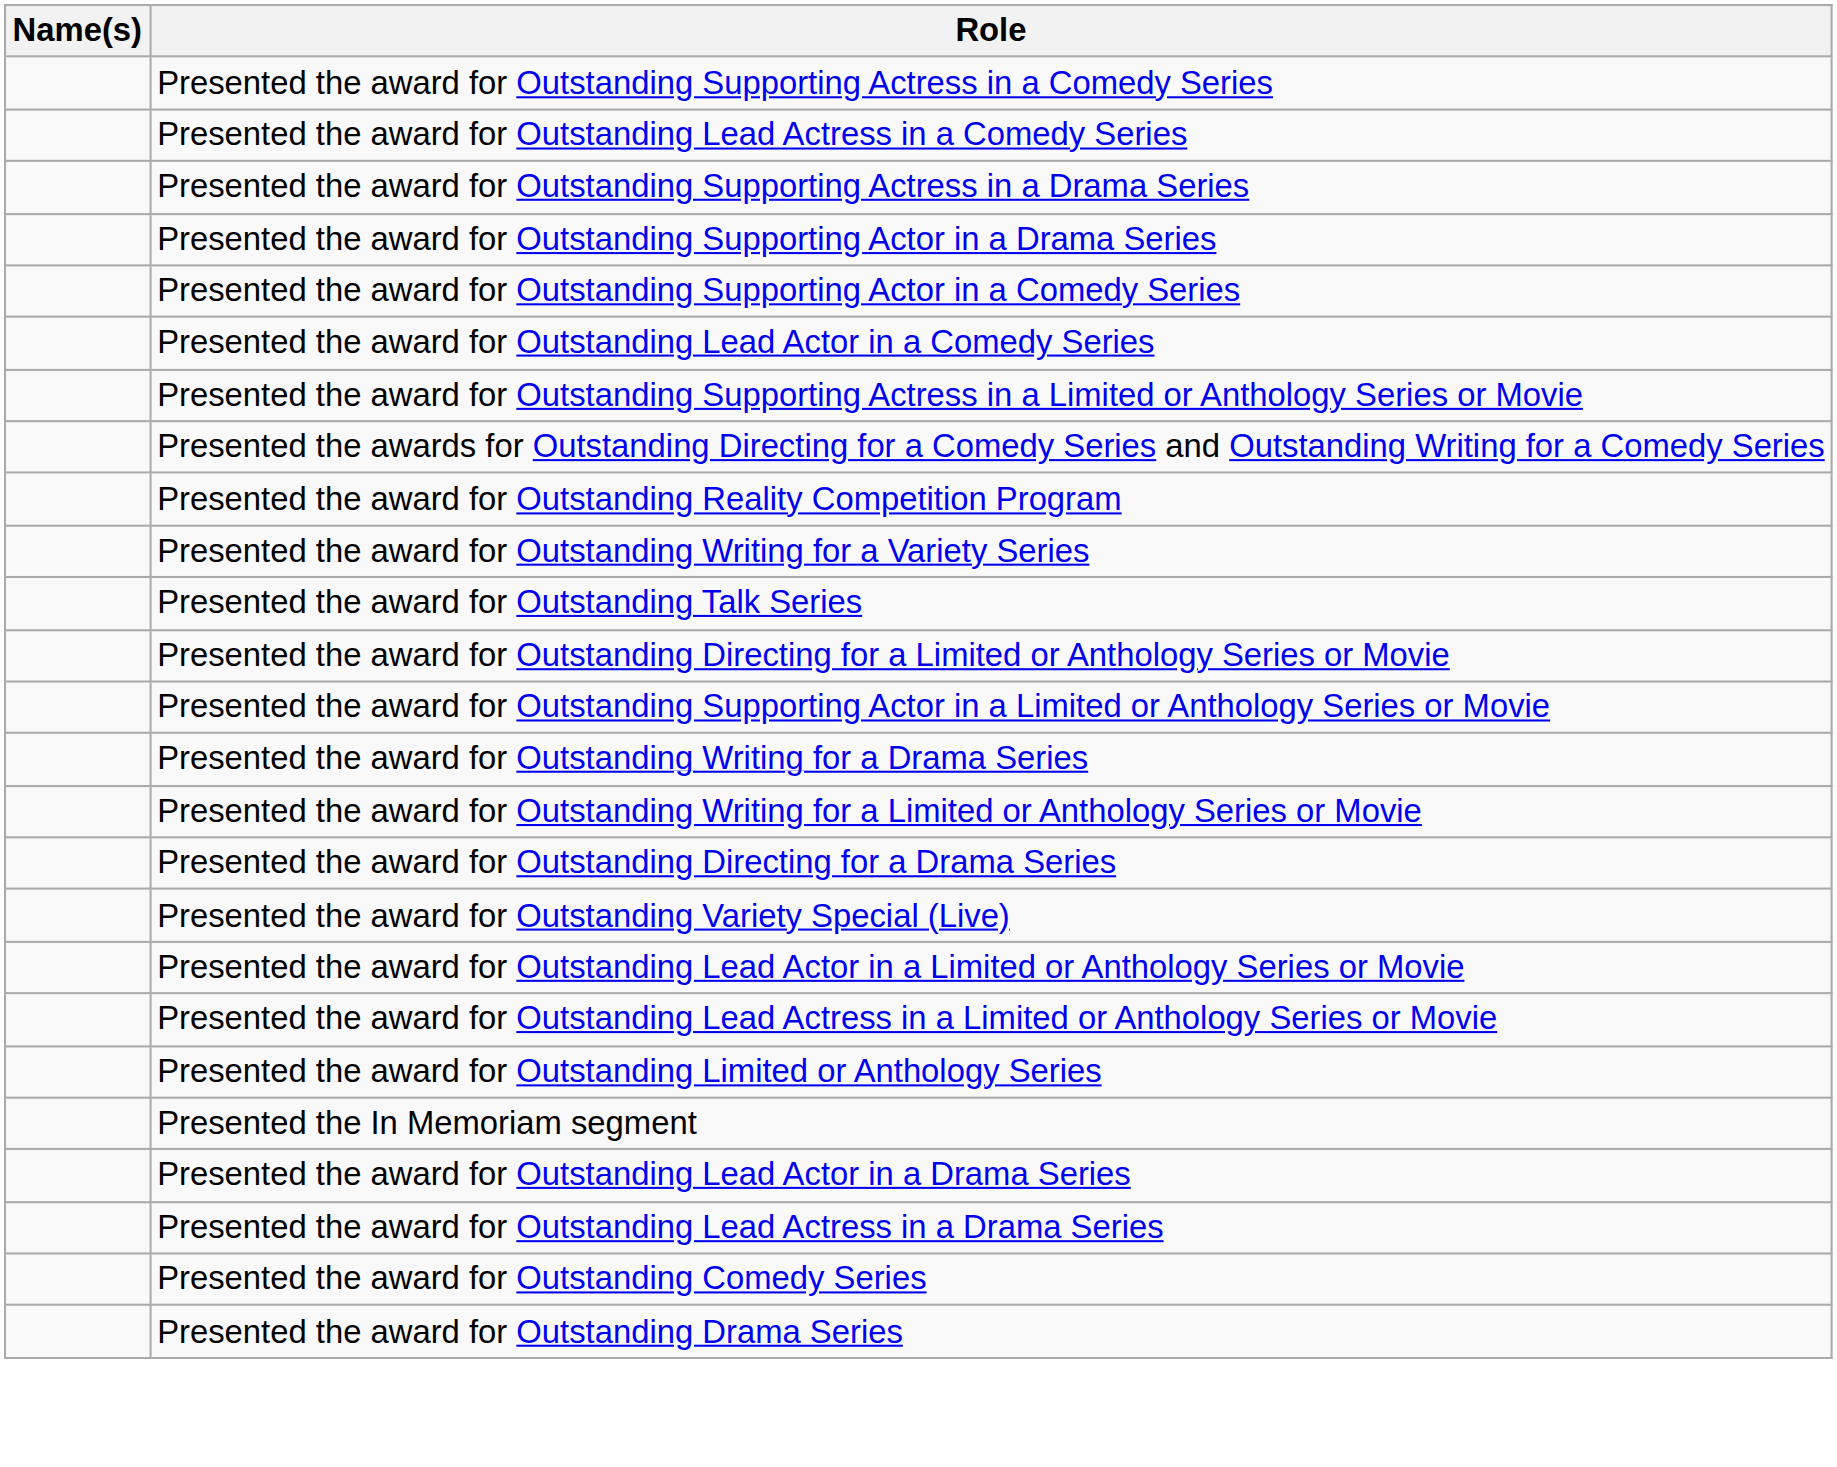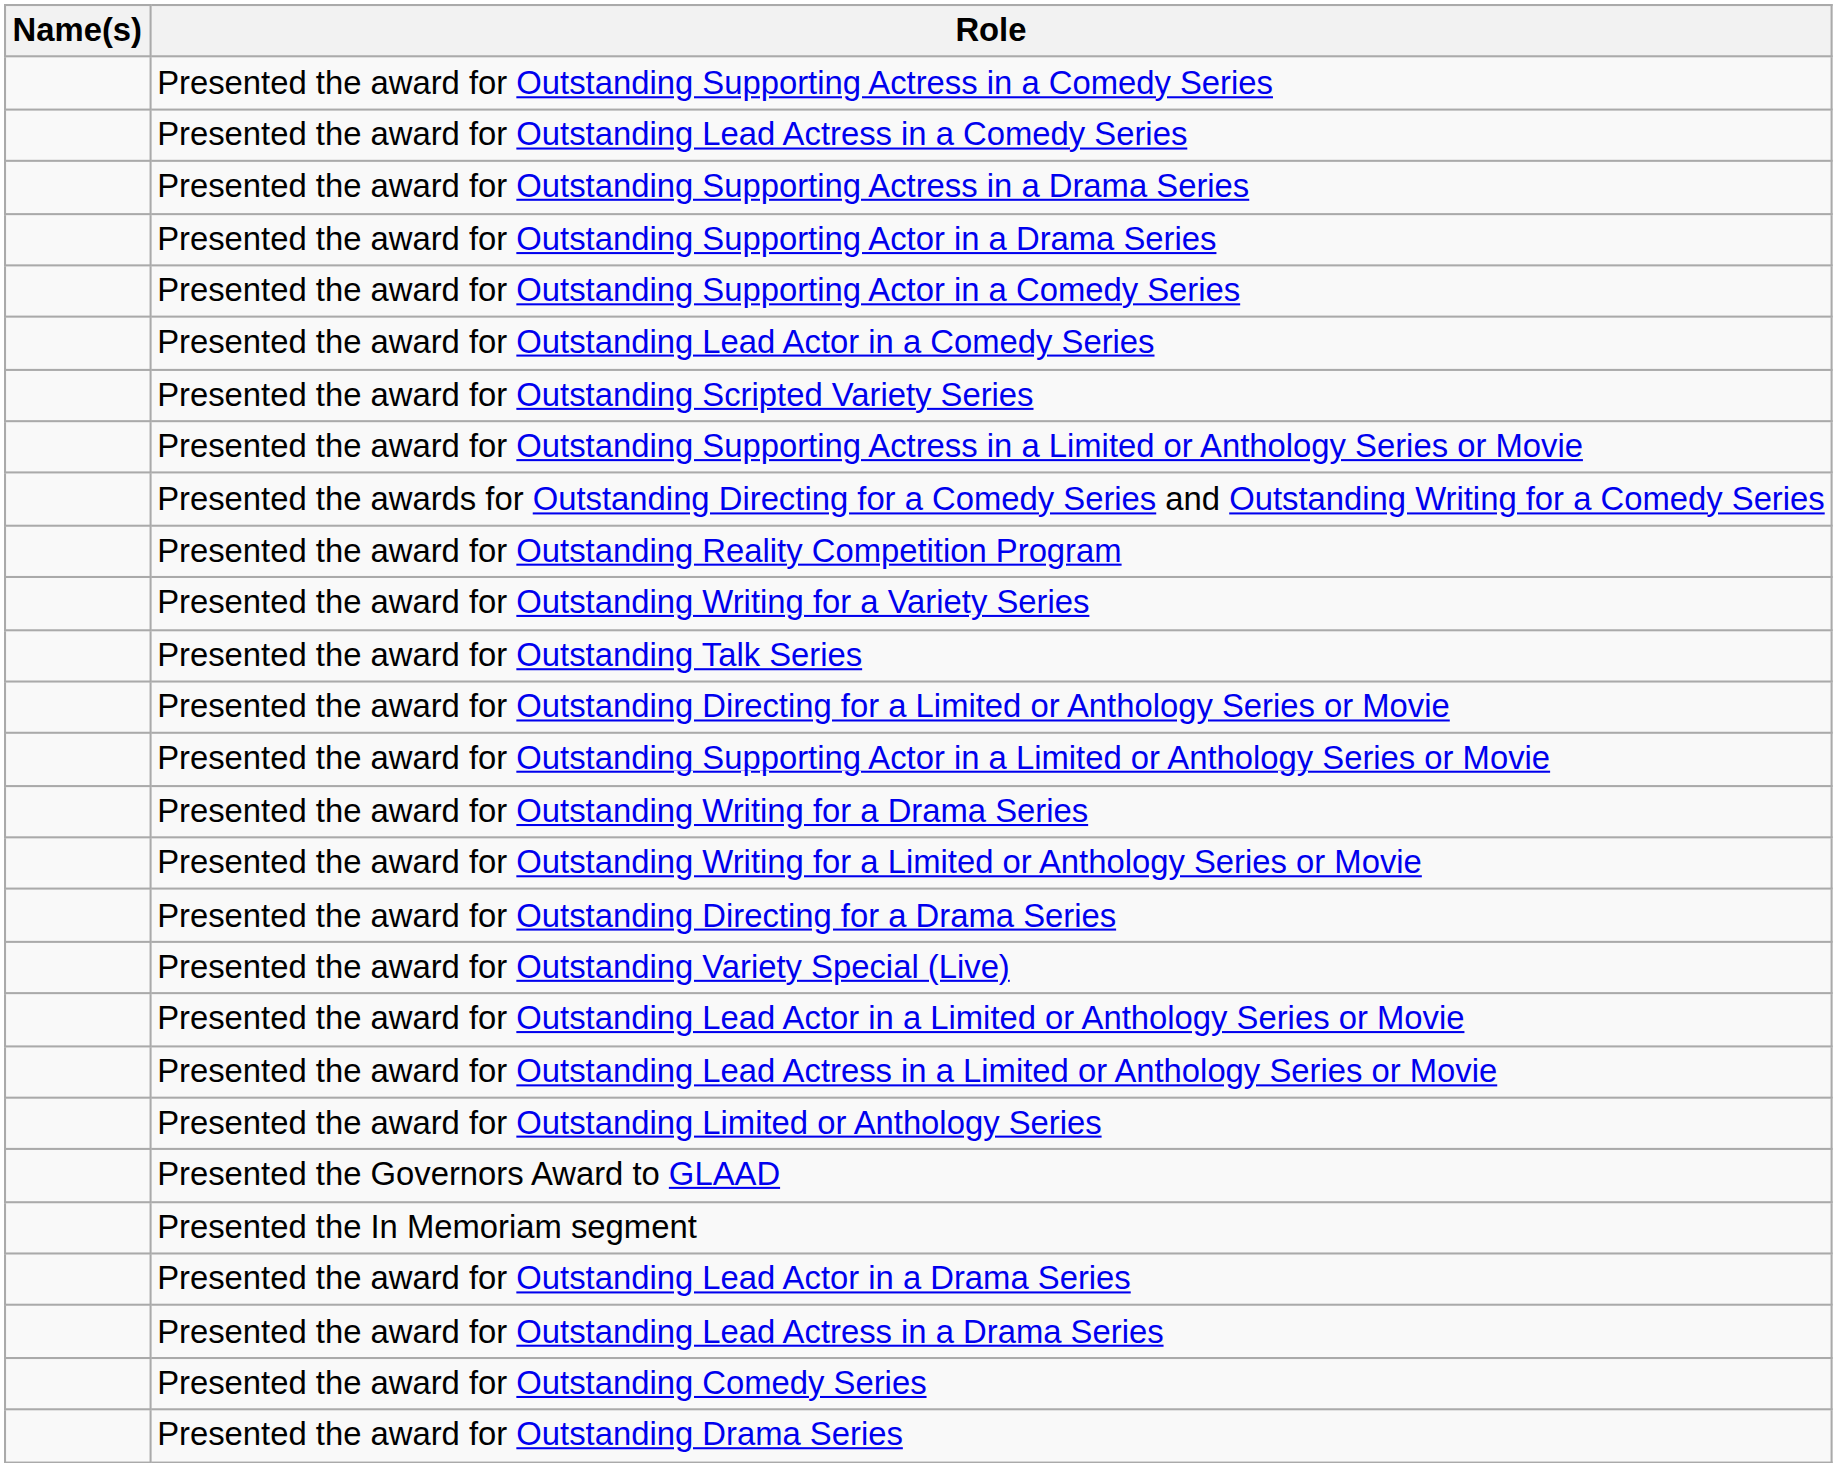+ row: (595, 394)
+ row: (469, 1174)
